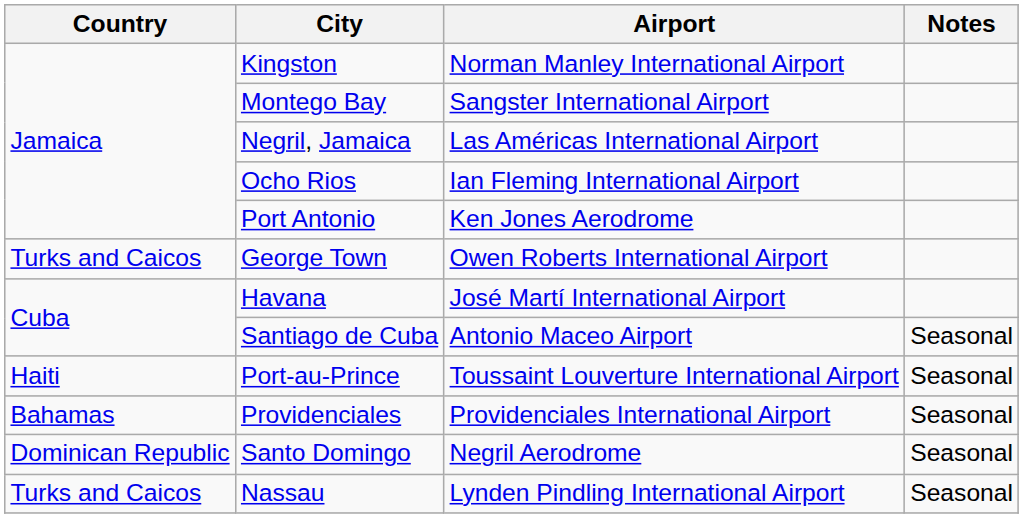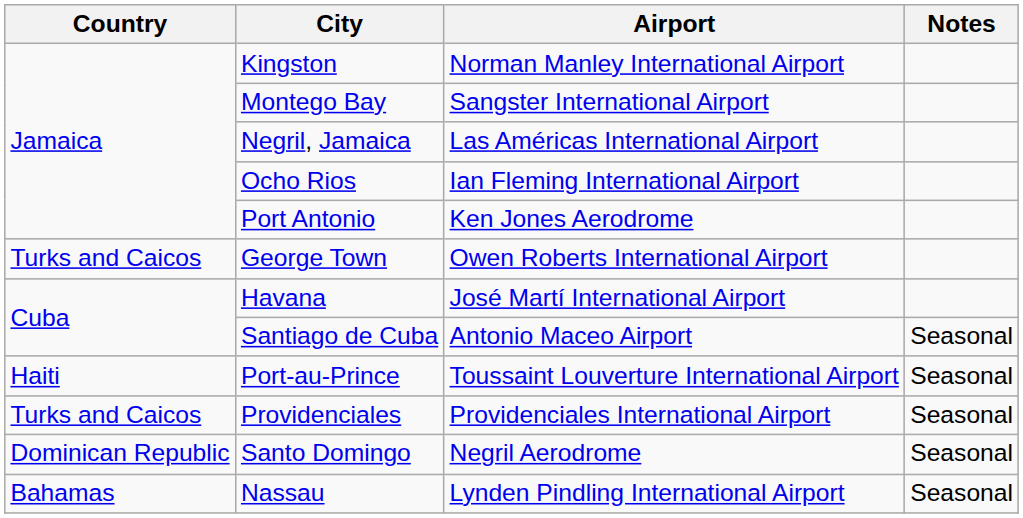(62, 414) Bahamas -> (106, 414) Turks and Caicos
(106, 492) Turks and Caicos -> (62, 492) Bahamas
